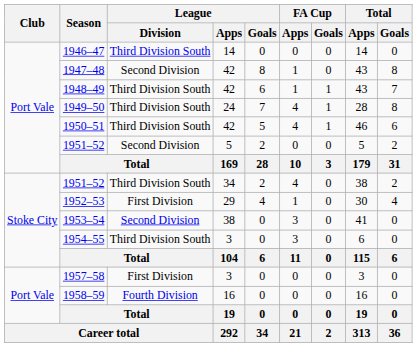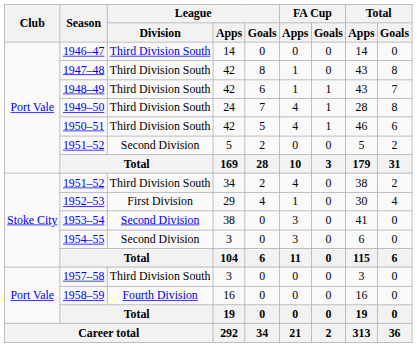(160, 70) Second Division -> (160, 70) Third Division South
(160, 239) Third Division South -> (160, 239) Second Division
(160, 276) First Division -> (160, 276) Third Division South
